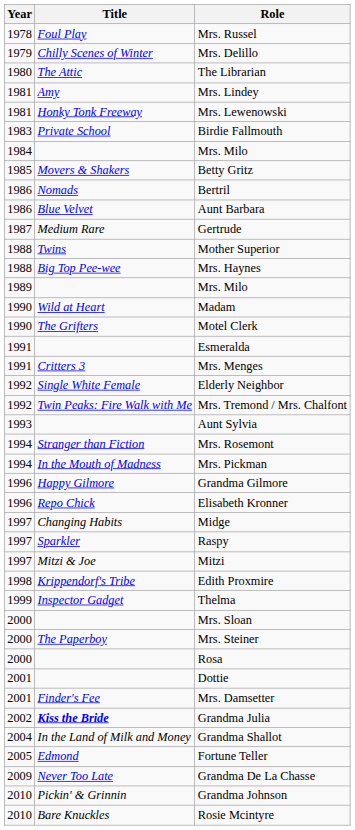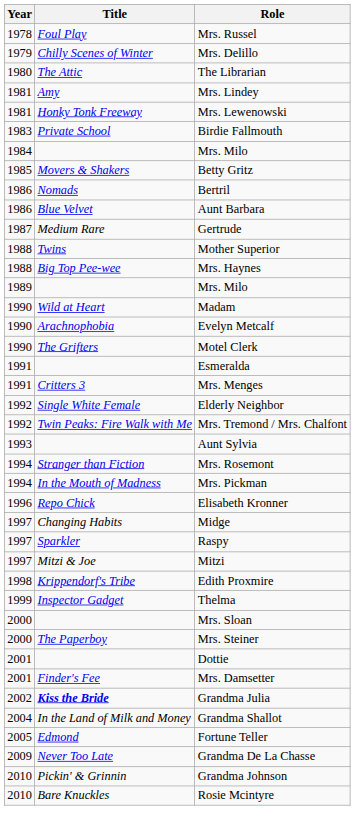+ row: (20, 326)
- row: (20, 483)
- row: (20, 659)
